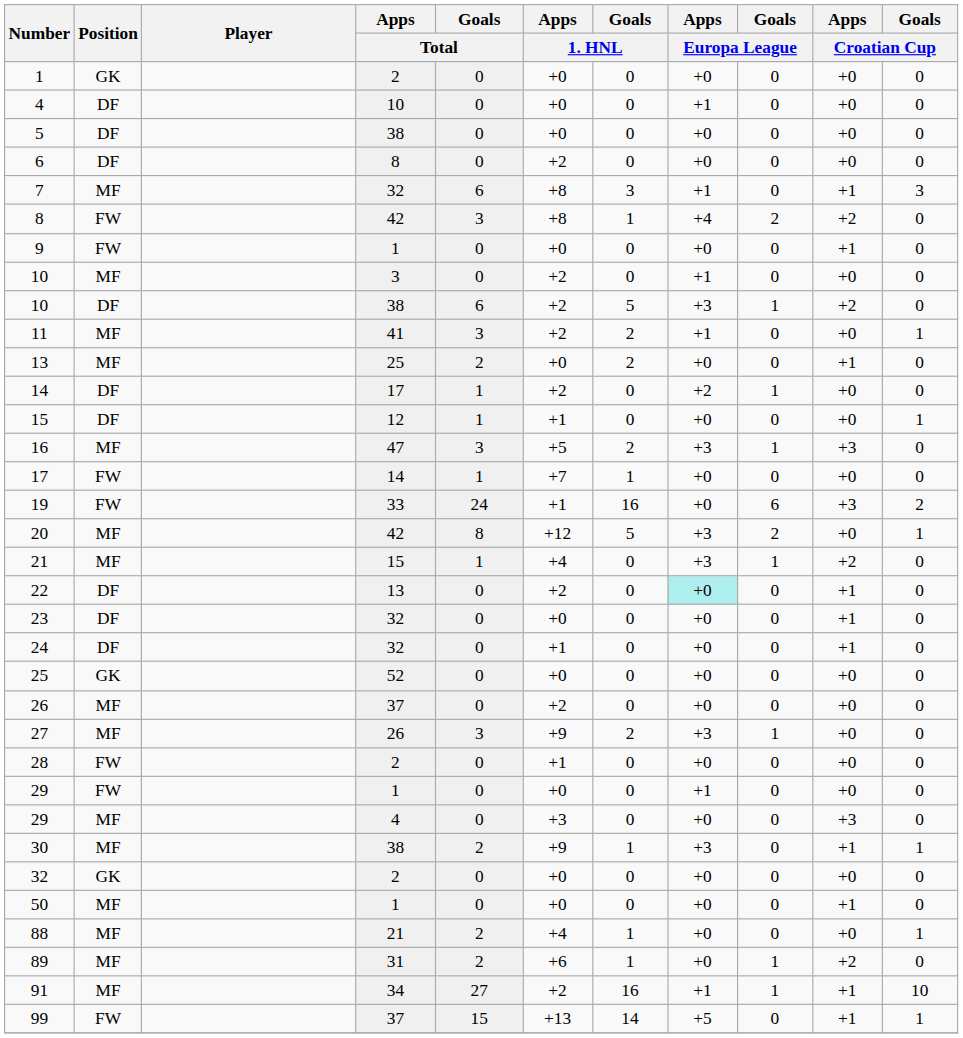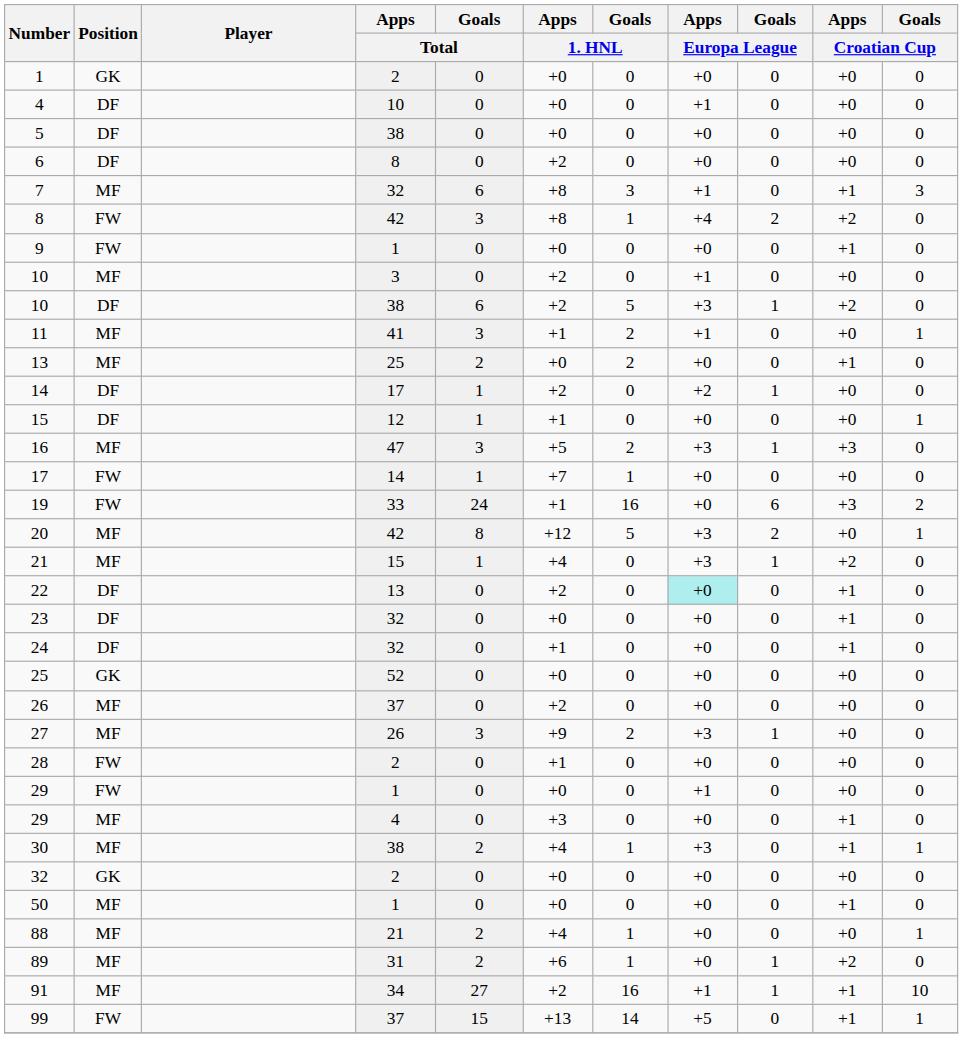(558, 333) +2 -> (558, 333) +1
(847, 818) +3 -> (847, 818) +1
(558, 847) +9 -> (558, 847) +4
